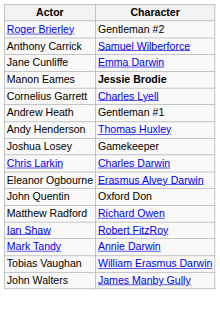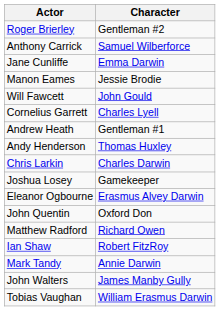(132, 79) bold -> (130, 79) normal
+ row: (35, 96)
rows swapped: (35, 163) <-> (39, 146)
rows swapped: (44, 264) <-> (37, 280)
